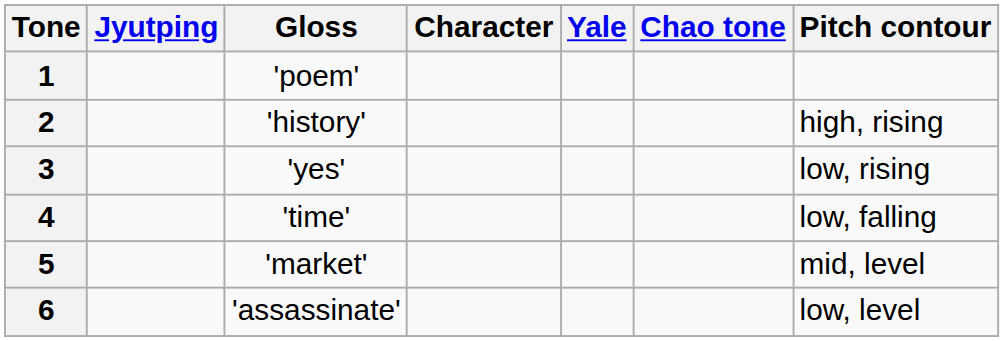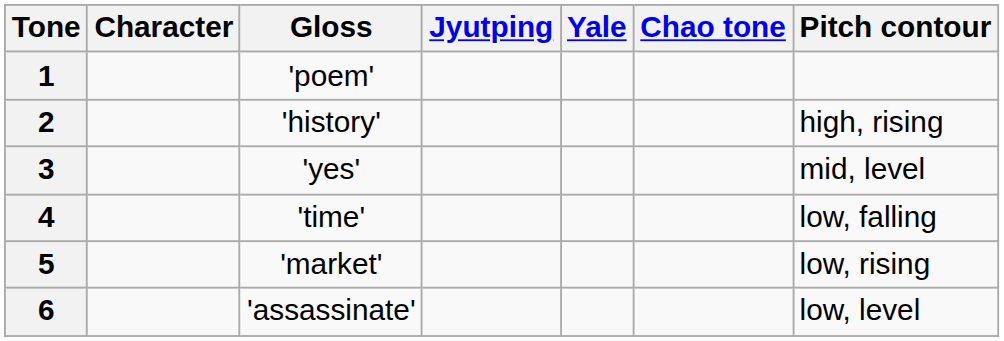columns swapped: (484, 28) <-> (156, 28)
(865, 169) low, rising -> (862, 169) mid, level
(862, 264) mid, level -> (865, 264) low, rising
